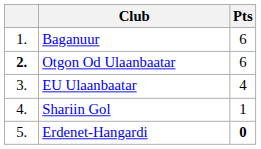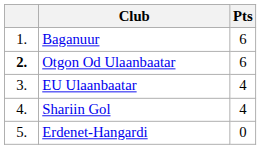(243, 109) 1 -> (243, 109) 4
(243, 132) bold -> (243, 132) normal
